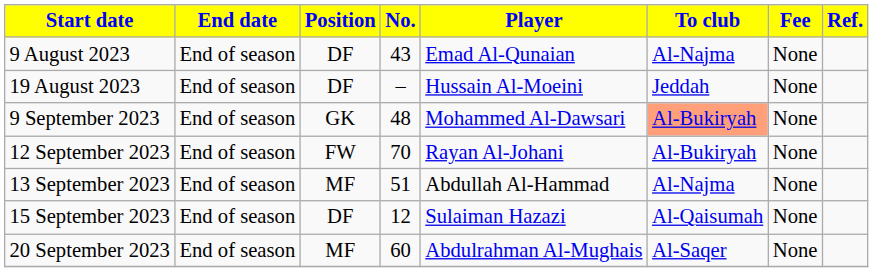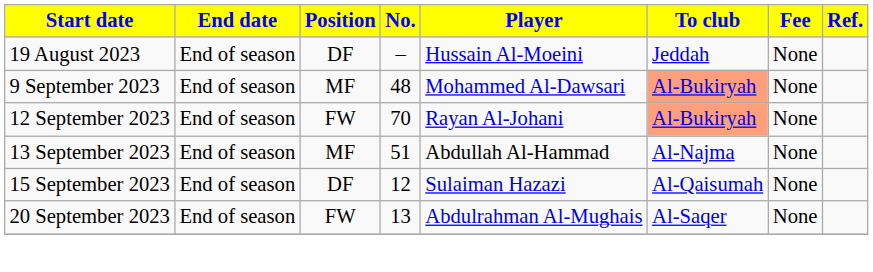- row: (70, 53)
(340, 119) GK -> (340, 86) MF
(704, 151) no background -> (704, 119) lightsalmon background
(340, 250) MF -> (340, 217) FW
(401, 250) 60 -> (401, 217) 13
